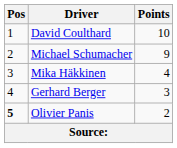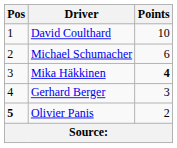(167, 53) 9 -> (167, 53) 6
(167, 73) normal -> (167, 73) bold
